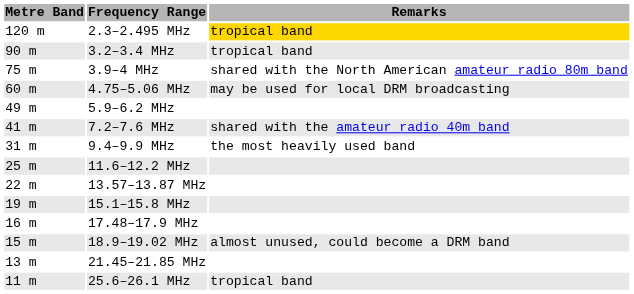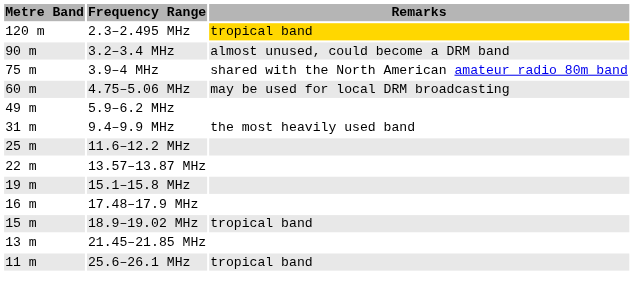(261, 51) tropical band -> (360, 51) almost unused, could become a DRM band
- row: (131, 128)
(360, 243) almost unused, could become a DRM band -> (261, 224) tropical band
